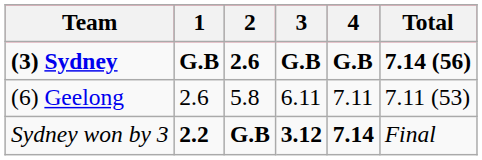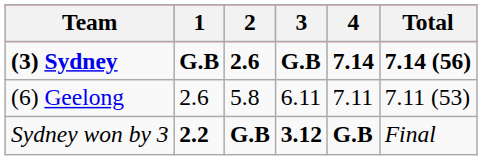(353, 60) G.B -> (353, 60) 7.14
(353, 135) 7.14 -> (353, 135) G.B
